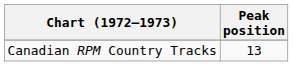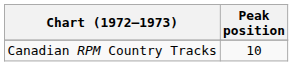(254, 51) 13 -> (254, 51) 10
